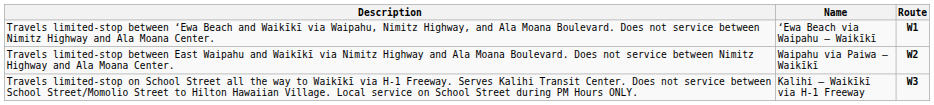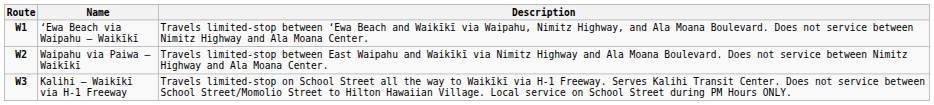columns swapped: (913, 12) <-> (390, 12)
